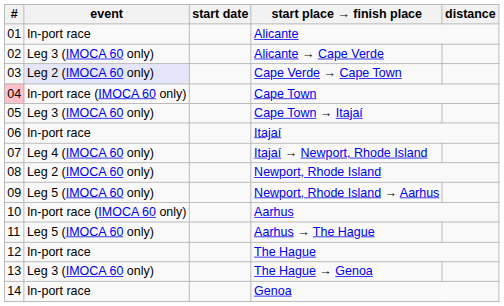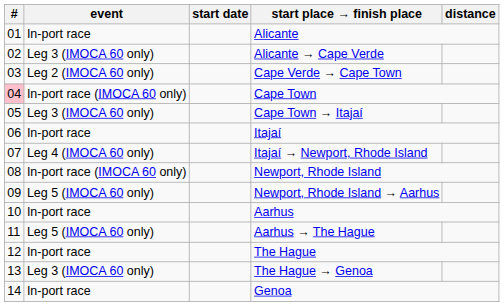(90, 73) lavender background -> (90, 73) no background
(90, 172) Leg 2 (IMOCA 60 only) -> (107, 172) In-port race (IMOCA 60 only)
(107, 212) In-port race (IMOCA 60 only) -> (59, 212) In-port race
